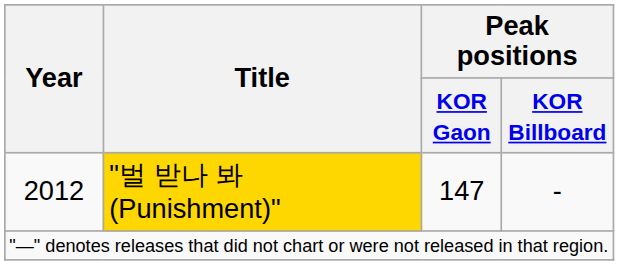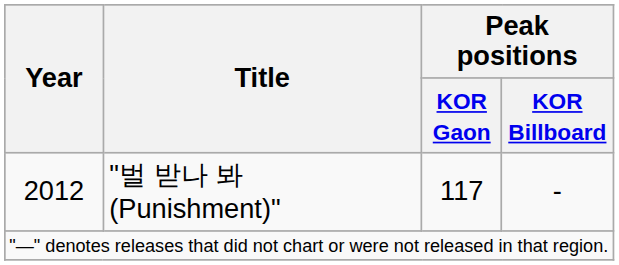(195, 192) gold background -> (195, 192) no background
(462, 191) 147 -> (462, 191) 117
